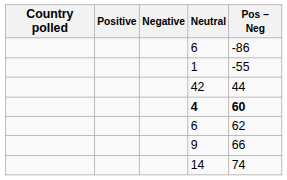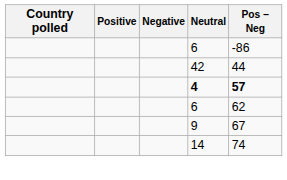- row: (50, 67)
(239, 106) 60 -> (239, 87) 57
(239, 145) 66 -> (239, 126) 67
